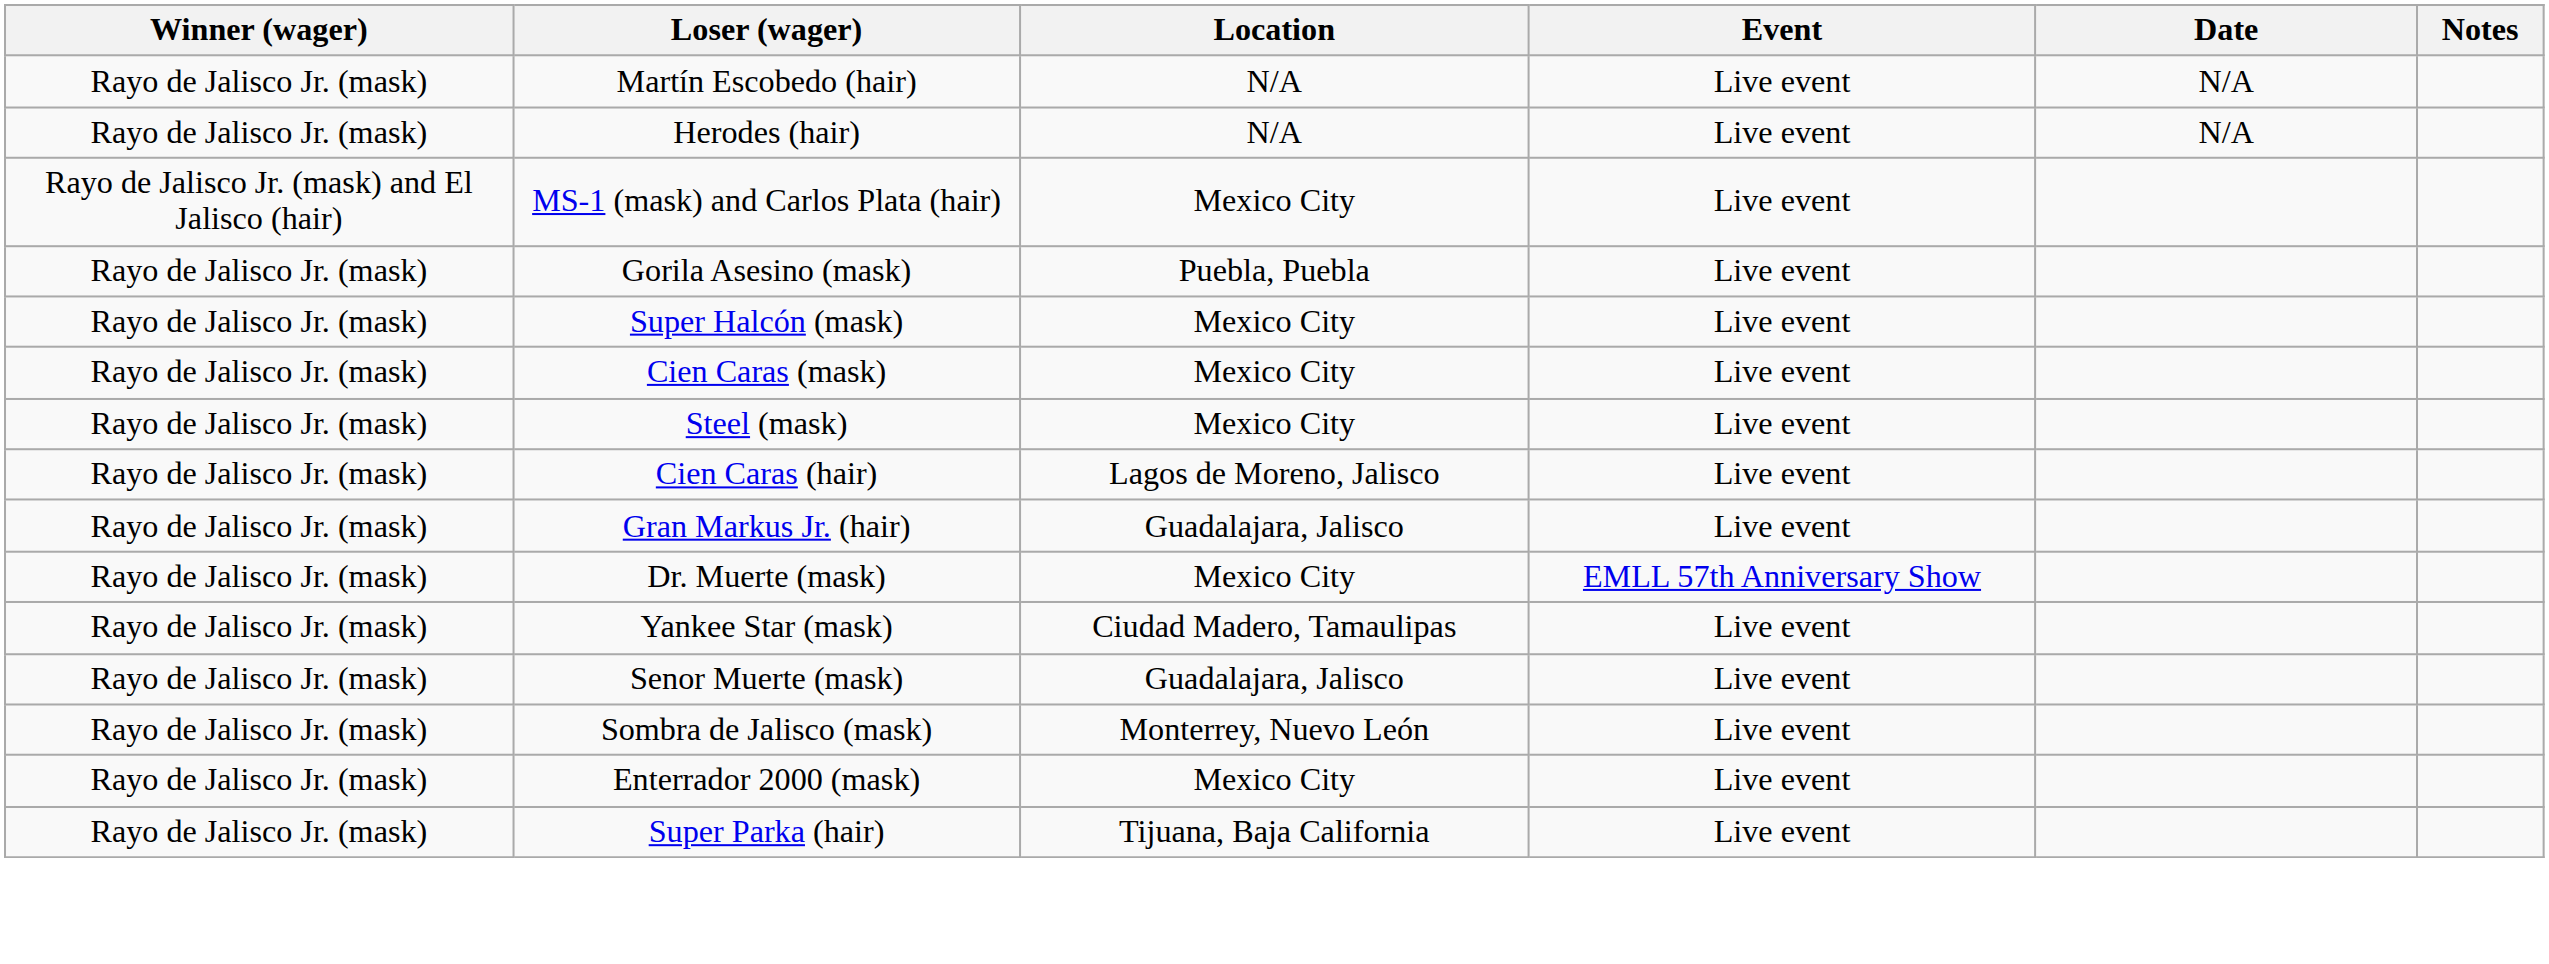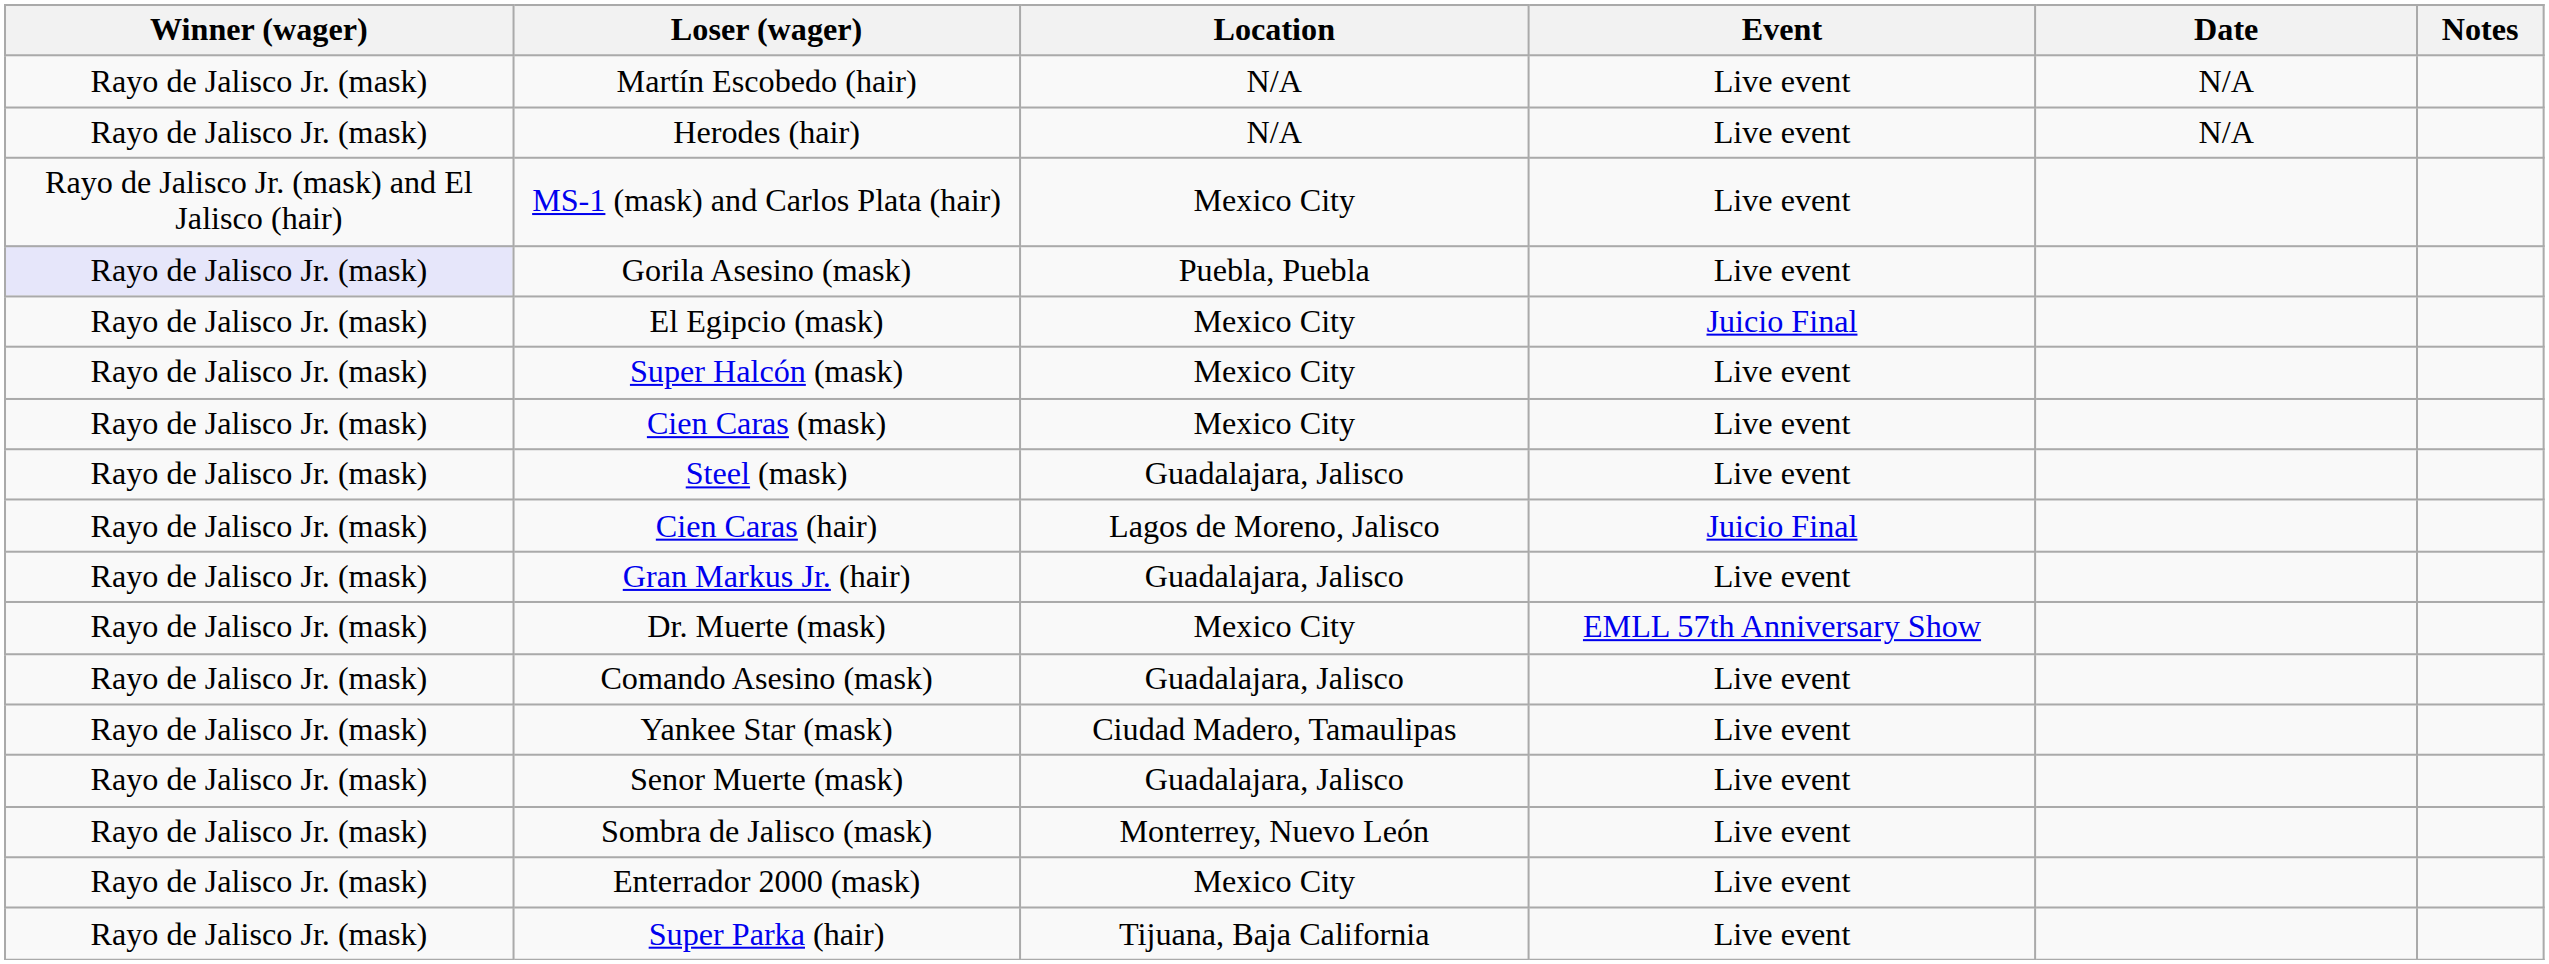(259, 270) no background -> (259, 270) lavender background
+ row: (767, 321)
(1274, 423) Mexico City -> (1274, 474) Guadalajara, Jalisco
(1782, 474) Live event -> (1782, 525) Juicio Final
+ row: (767, 678)
